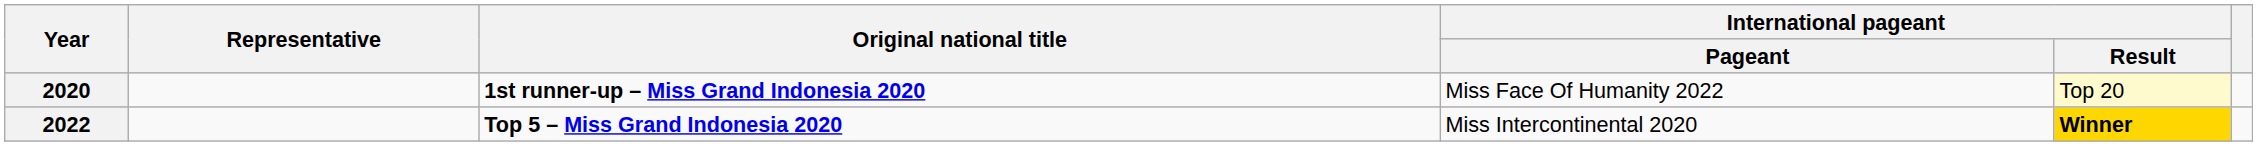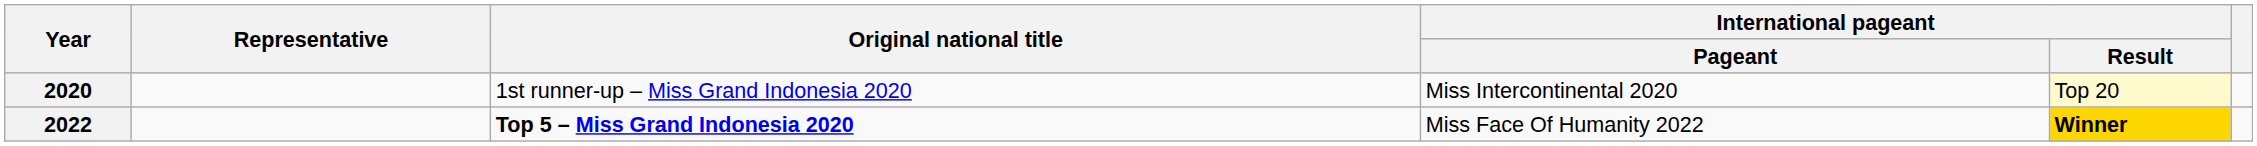(705, 90) bold -> (704, 90) normal
(1585, 90) Miss Face Of Humanity 2022 -> (1552, 90) Miss Intercontinental 2020
(1571, 124) Miss Intercontinental 2020 -> (1565, 124) Miss Face Of Humanity 2022
